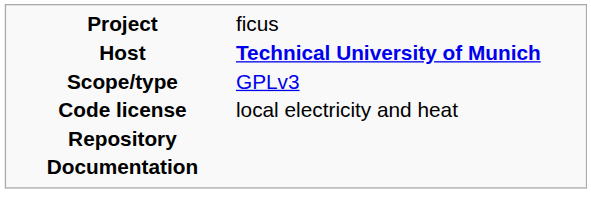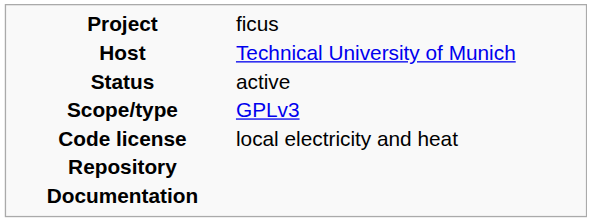(388, 53) bold -> (376, 53) normal
+ row: (122, 82)
